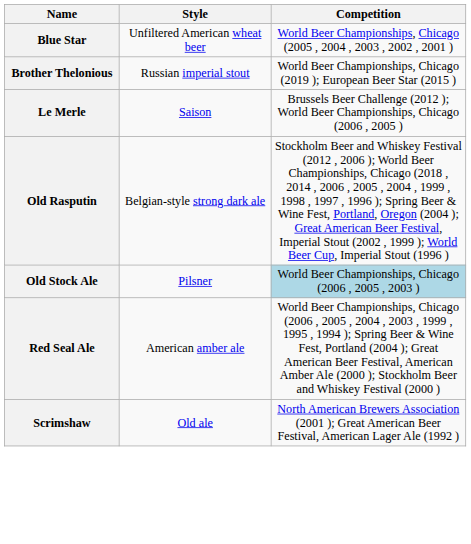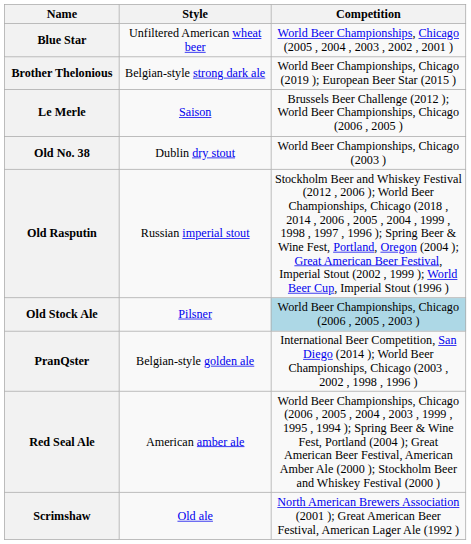(195, 73) Russian imperial stout -> (195, 73) Belgian-style strong dark ale
+ row: (62, 152)
(195, 200) Belgian-style strong dark ale -> (195, 233) Russian imperial stout
+ row: (62, 361)
